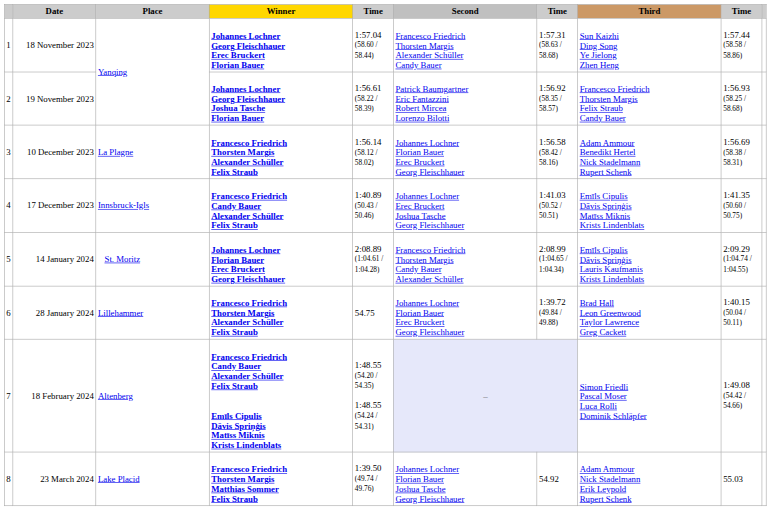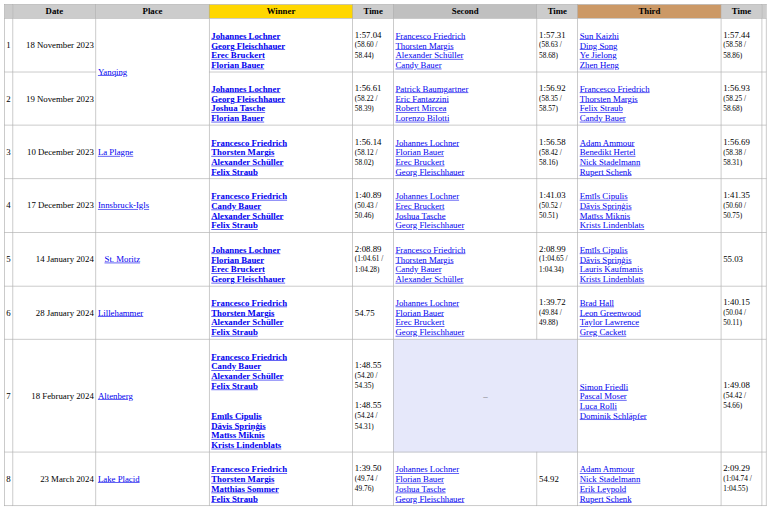(737, 259) 2:09.29 (1:04.74 / 1:04.55) -> (733, 259) 55.03
(733, 479) 55.03 -> (737, 479) 2:09.29 (1:04.74 / 1:04.55)
